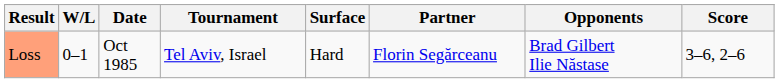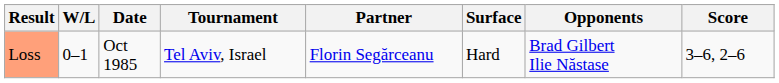columns swapped: (337, 17) <-> (447, 17)
